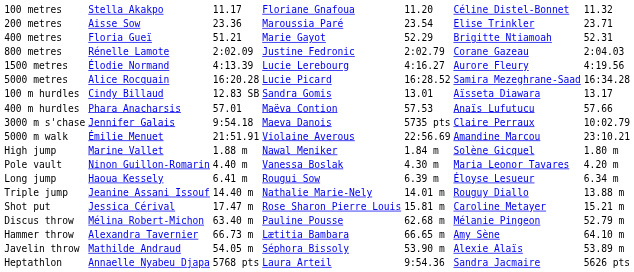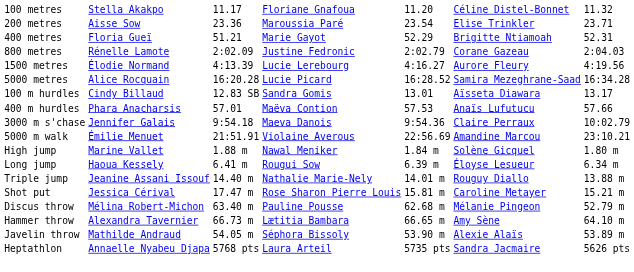(427, 122) 5735 pts -> (424, 122) 9:54.36
- row: (33, 164)
(424, 263) 9:54.36 -> (427, 249) 5735 pts
